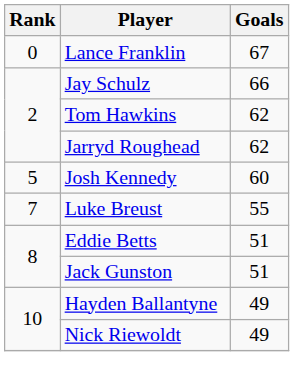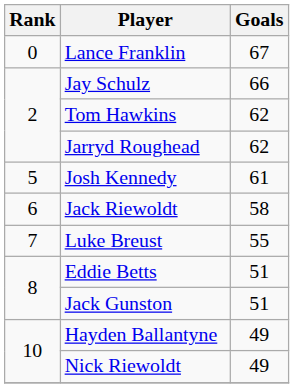(259, 177) 60 -> (259, 177) 61
+ row: (121, 209)
